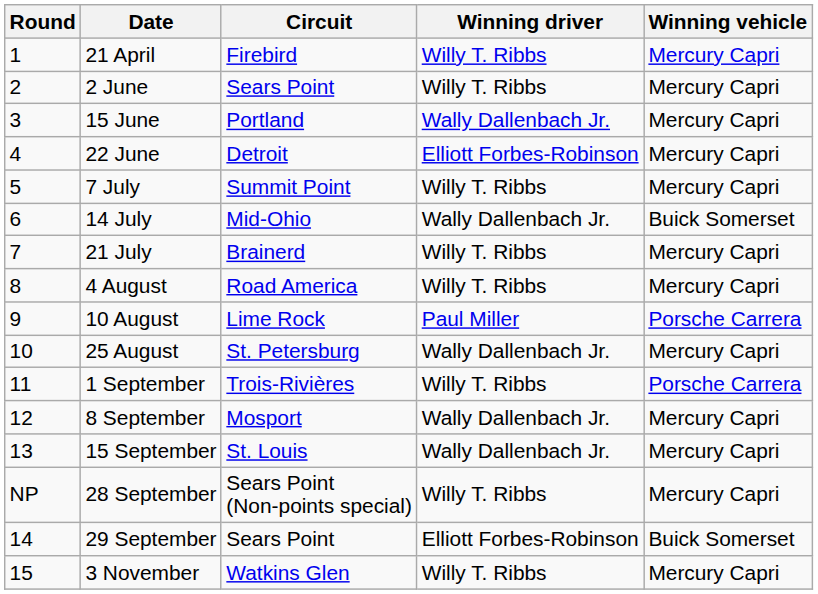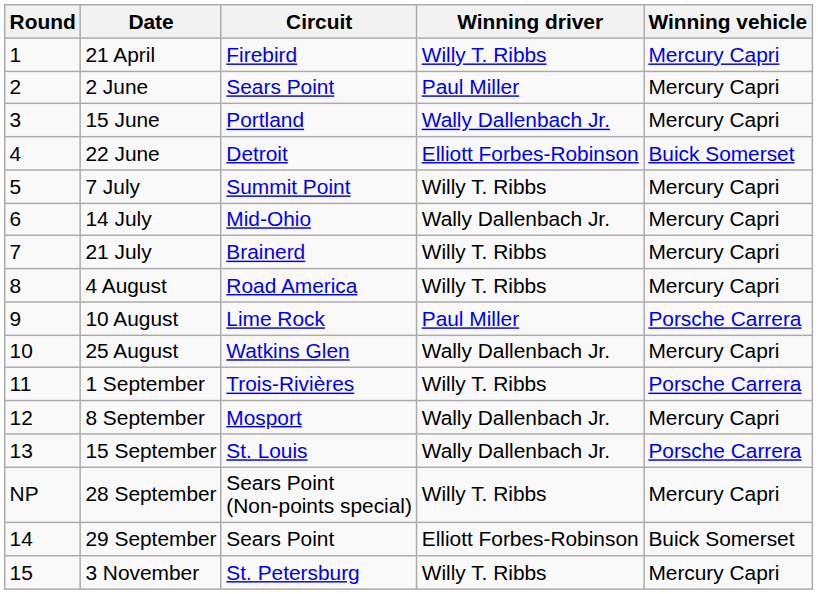(484, 88) Willy T. Ribbs -> (470, 88) Paul Miller
(714, 154) Mercury Capri -> (721, 154) Buick Somerset
(721, 220) Buick Somerset -> (714, 220) Mercury Capri
(293, 351) St. Petersburg -> (288, 351) Watkins Glen
(714, 450) Mercury Capri -> (725, 450) Porsche Carrera
(288, 573) Watkins Glen -> (293, 573) St. Petersburg
